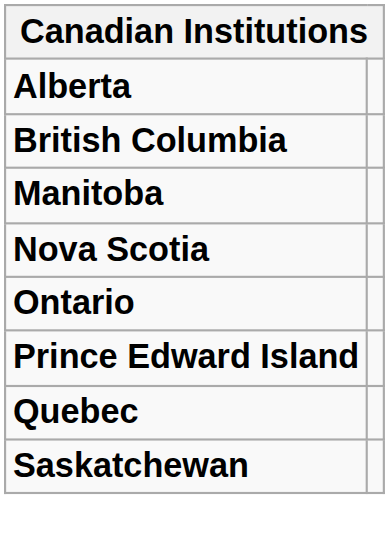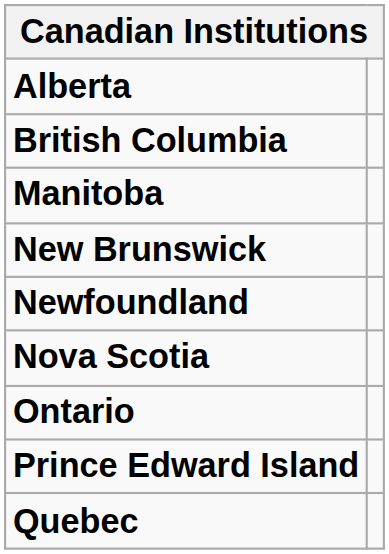+ row: (140, 248)
+ row: (131, 303)
- row: (131, 466)
